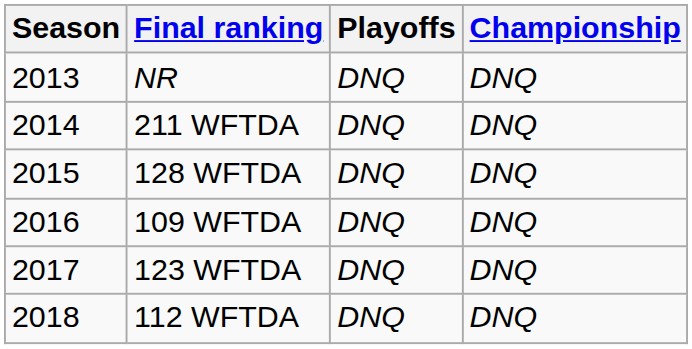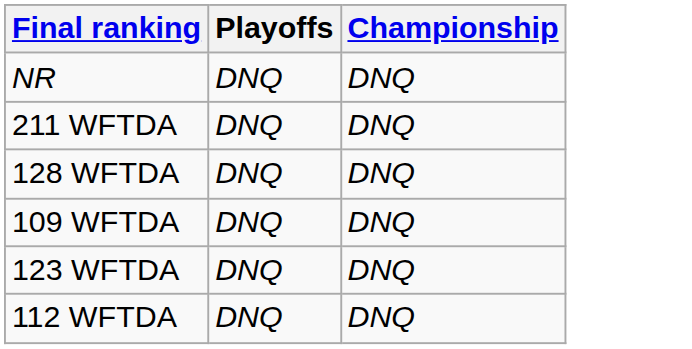- column: (66, 28)
